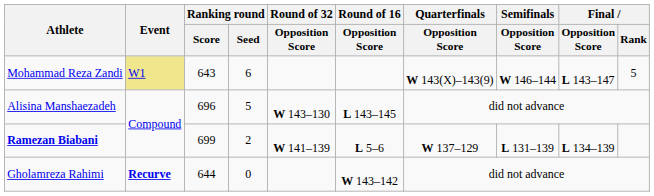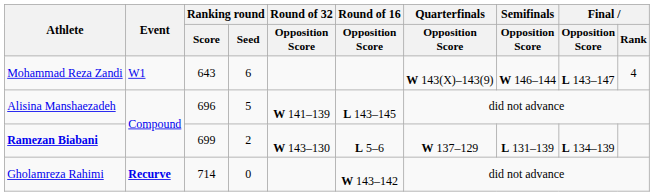(137, 73) khaki background -> (137, 73) no background
(634, 73) 5 -> (634, 73) 4
(302, 114) W 143–130 -> (302, 114) W 141–139
(302, 148) W 141–139 -> (302, 148) W 143–130
(206, 174) 644 -> (206, 174) 714
